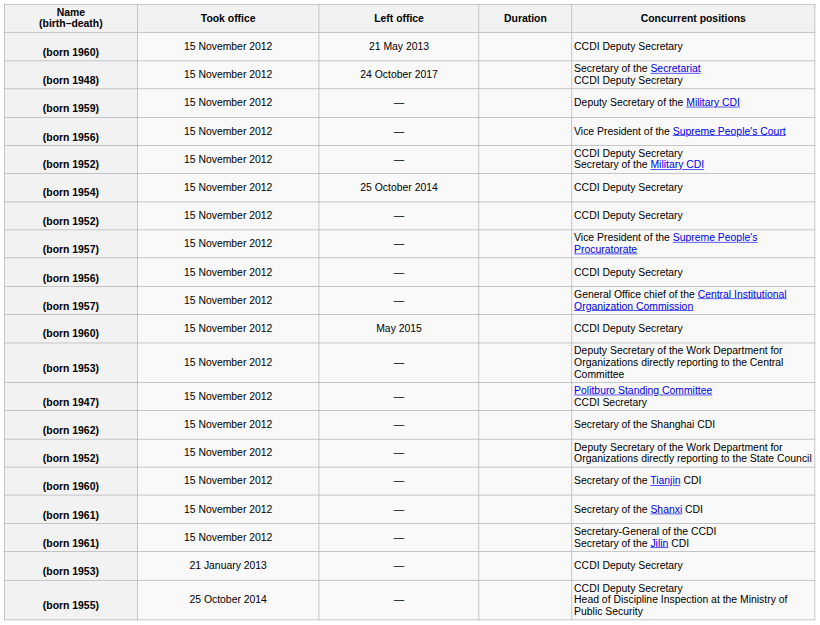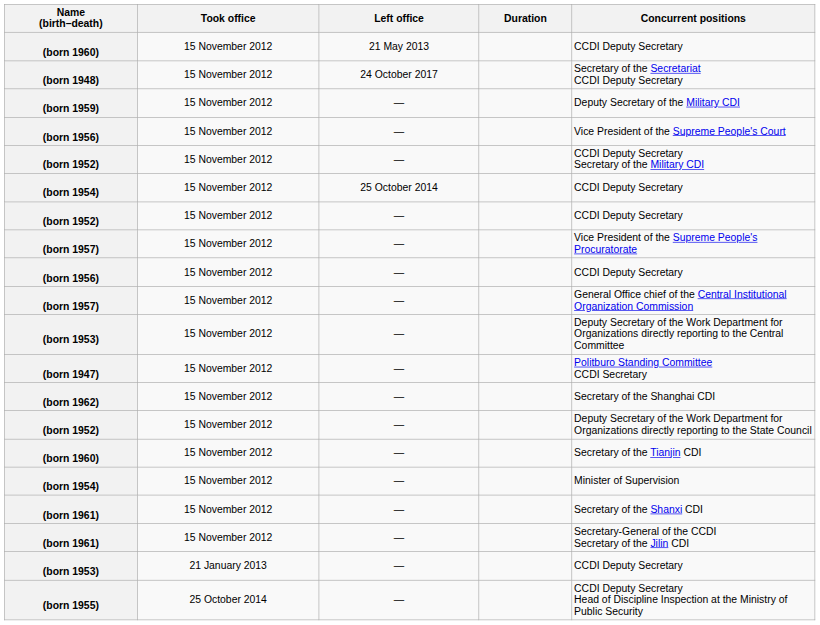- row: (71, 334)
+ row: (71, 487)
